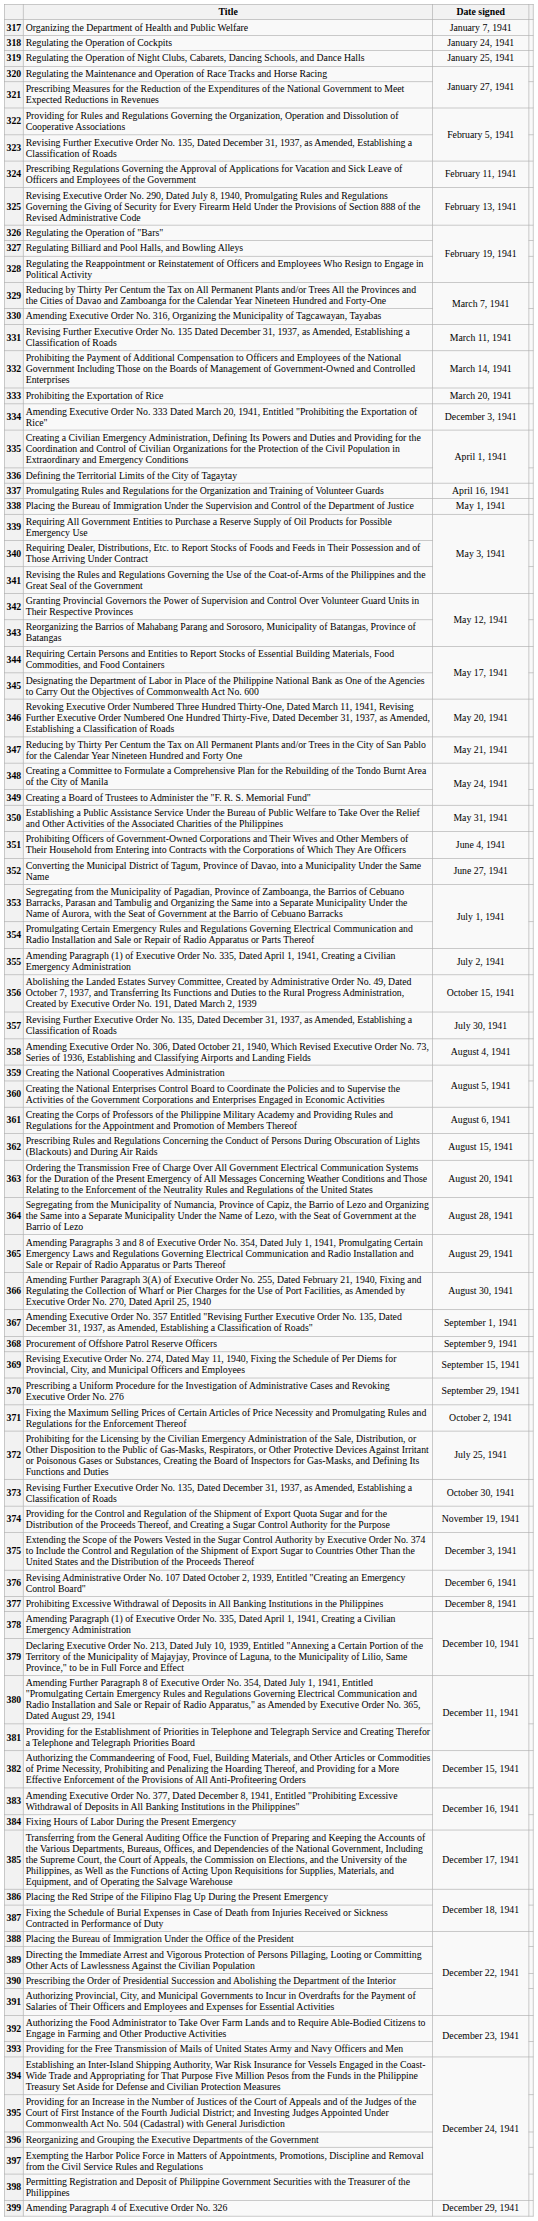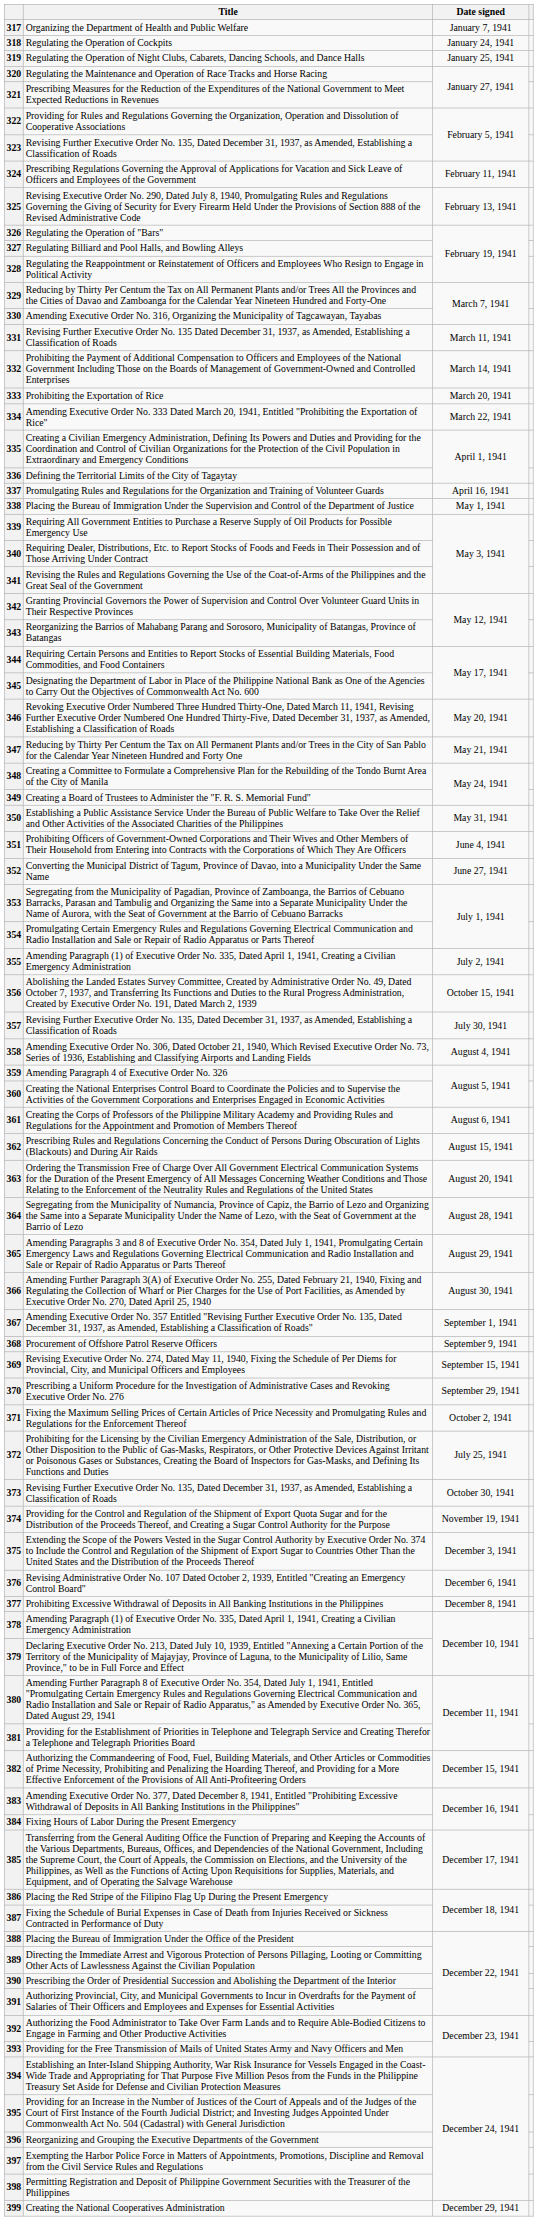(481, 417) December 3, 1941 -> (481, 417) March 22, 1941
(125, 1073) Creating the National Cooperatives Administration -> (127, 1073) Amending Paragraph 4 of Executive Order No. 326
(127, 2208) Amending Paragraph 4 of Executive Order No. 326 -> (125, 2208) Creating the National Cooperatives Administration
